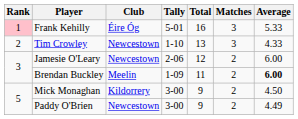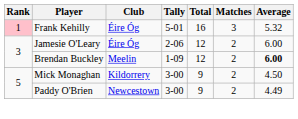(273, 28) 5.33 -> (273, 28) 5.32
- row: (61, 43)
(134, 59) Newcestown -> (124, 43) Éire Óg
(200, 75) 11 -> (200, 59) 12
